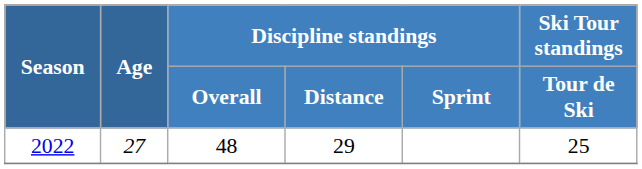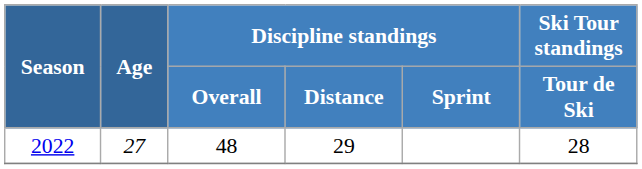(579, 145) 25 -> (579, 145) 28
